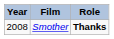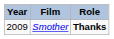(17, 27) 2008 -> (17, 27) 2009
